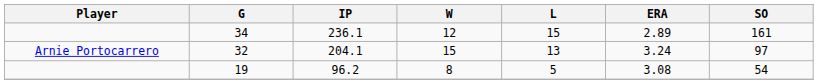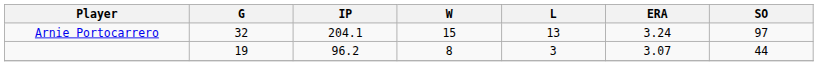- row: (241, 32)
(553, 70) 5 -> (553, 51) 3
(657, 70) 3.08 -> (657, 51) 3.07
(761, 70) 54 -> (761, 51) 44
